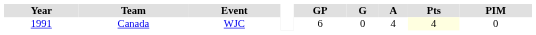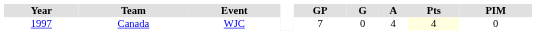(41, 23) 1991 -> (41, 23) 1997
(320, 23) 6 -> (320, 23) 7
